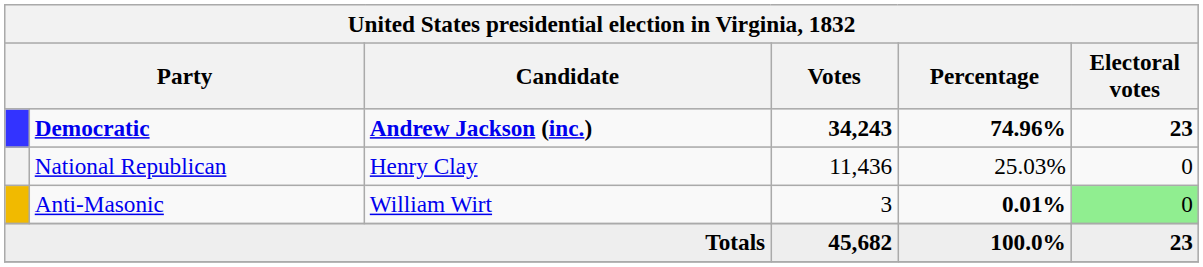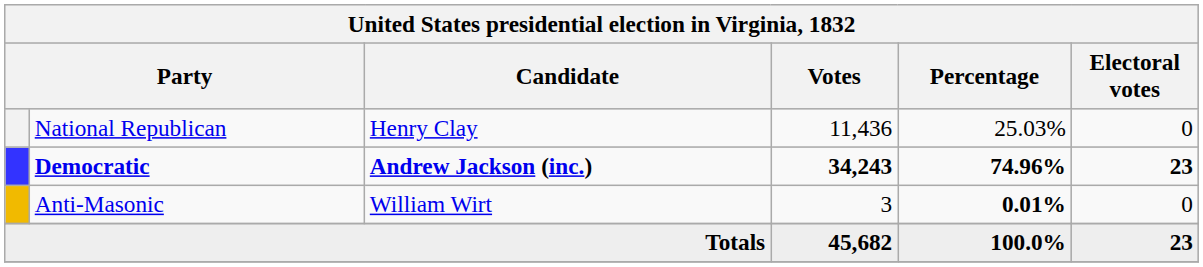rows swapped: (92, 128) <-> (131, 166)
(1187, 204) lightgreen background -> (1187, 204) no background
